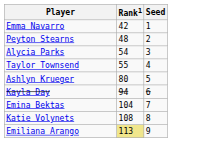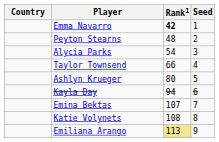+ column: (28, 12)
(123, 26) normal -> (171, 26) bold
(123, 65) 55 -> (171, 65) 66
(126, 105) 104 -> (173, 105) 107
